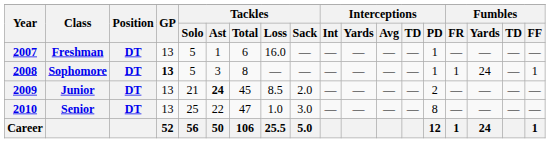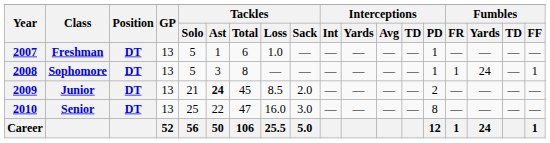(275, 52) 16.0 -> (275, 52) 1.0
(168, 71) bold -> (168, 71) normal
(275, 109) 1.0 -> (275, 109) 16.0
